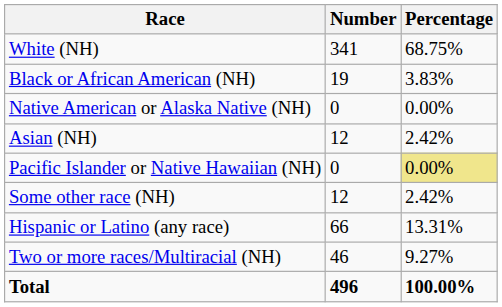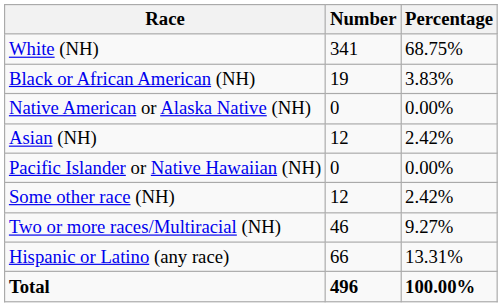(429, 167) khaki background -> (429, 167) no background
rows swapped: (145, 256) <-> (119, 227)
